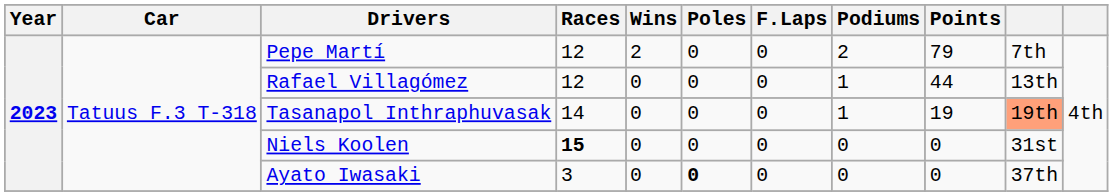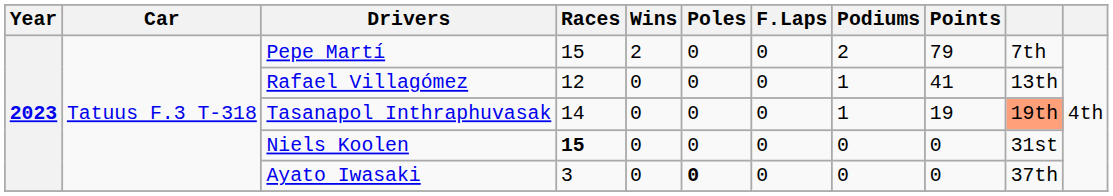(573, 52) 12 -> (573, 52) 15
(942, 83) 44 -> (942, 83) 41
